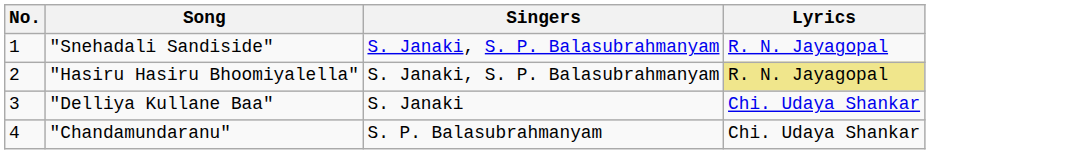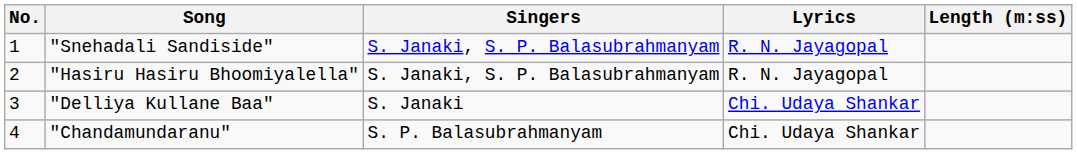+ column: (998, 19)
(808, 77) khaki background -> (808, 77) no background
